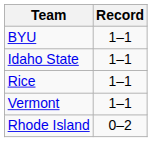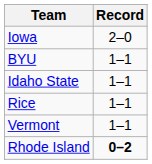+ row: (22, 37)
(120, 125) normal -> (120, 147) bold
